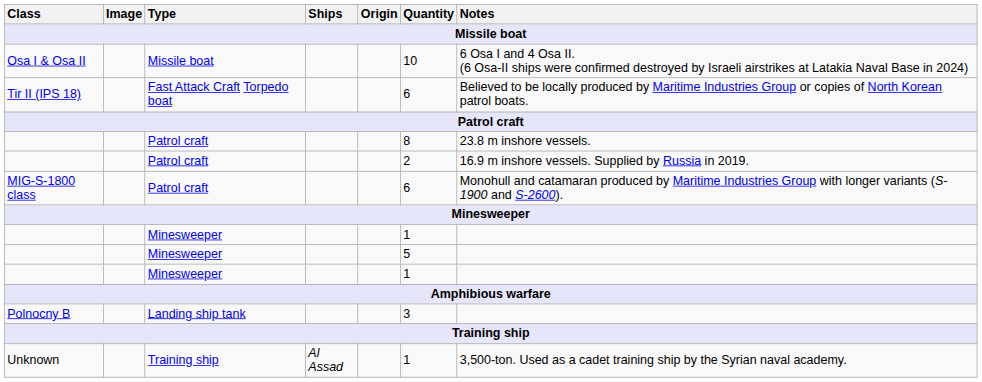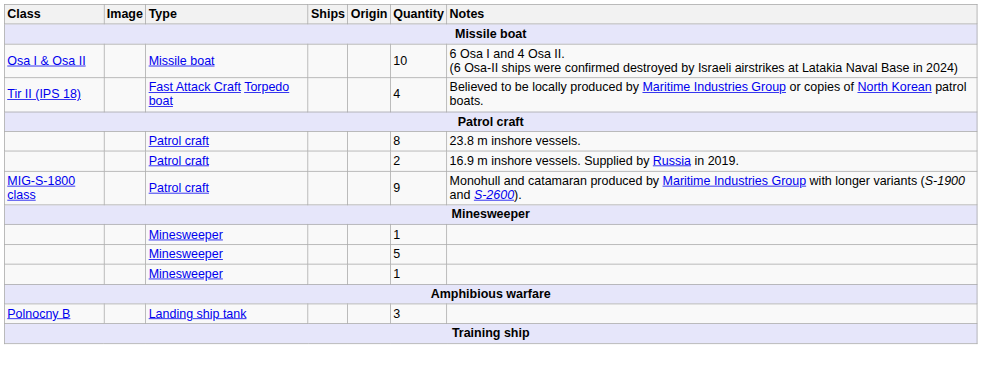(407, 94) 6 -> (397, 94) 4
(407, 188) 6 -> (397, 188) 9
- row: (33, 360)
